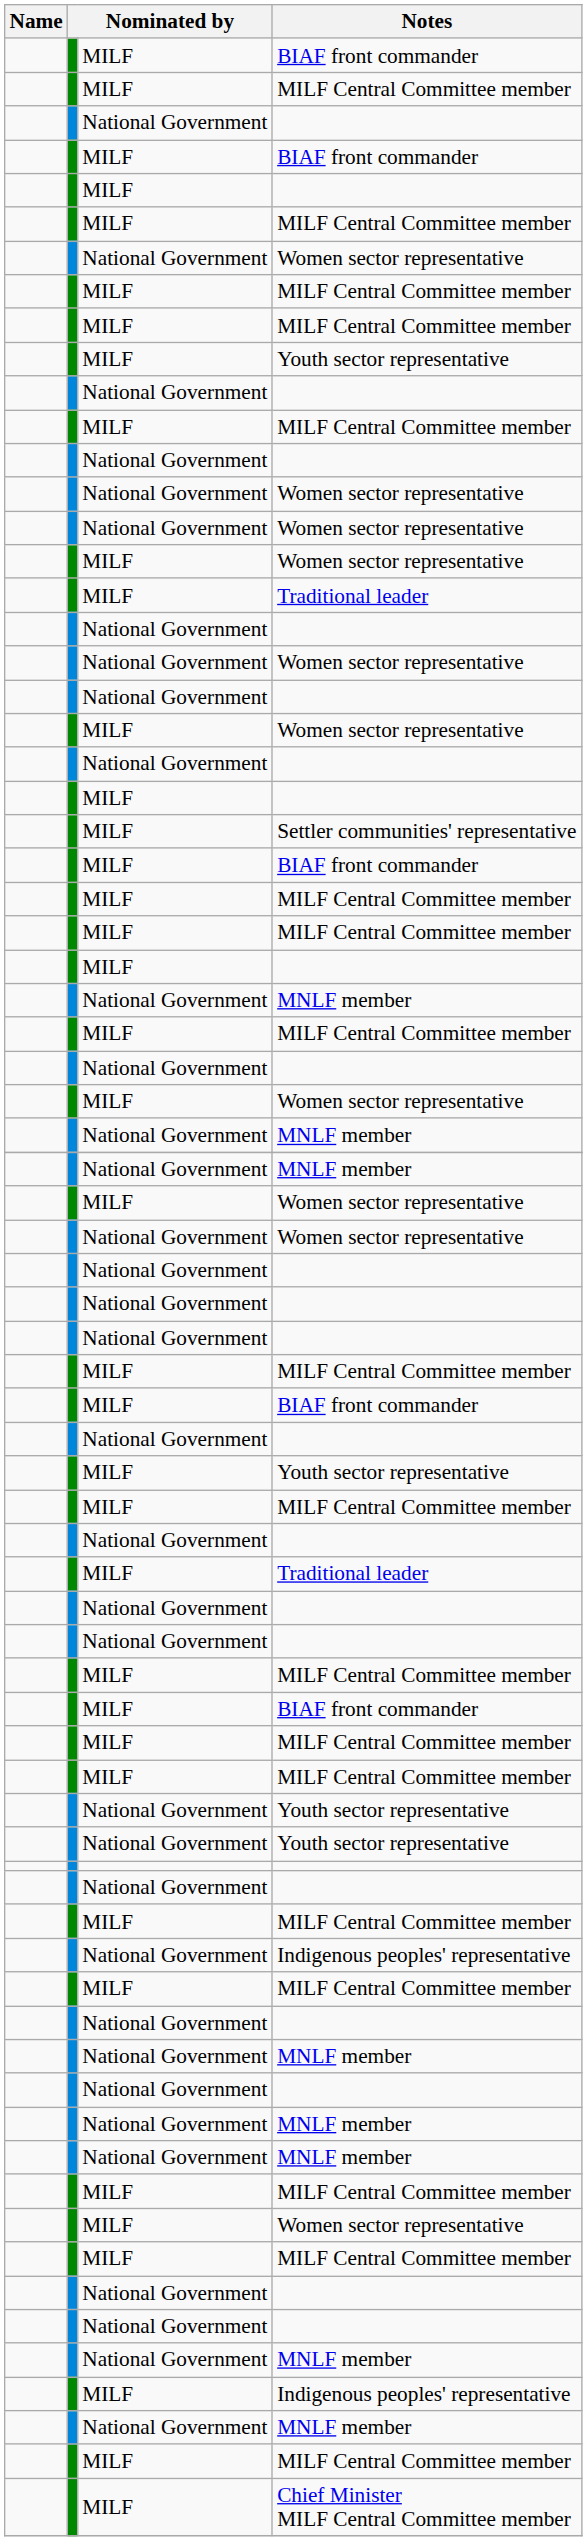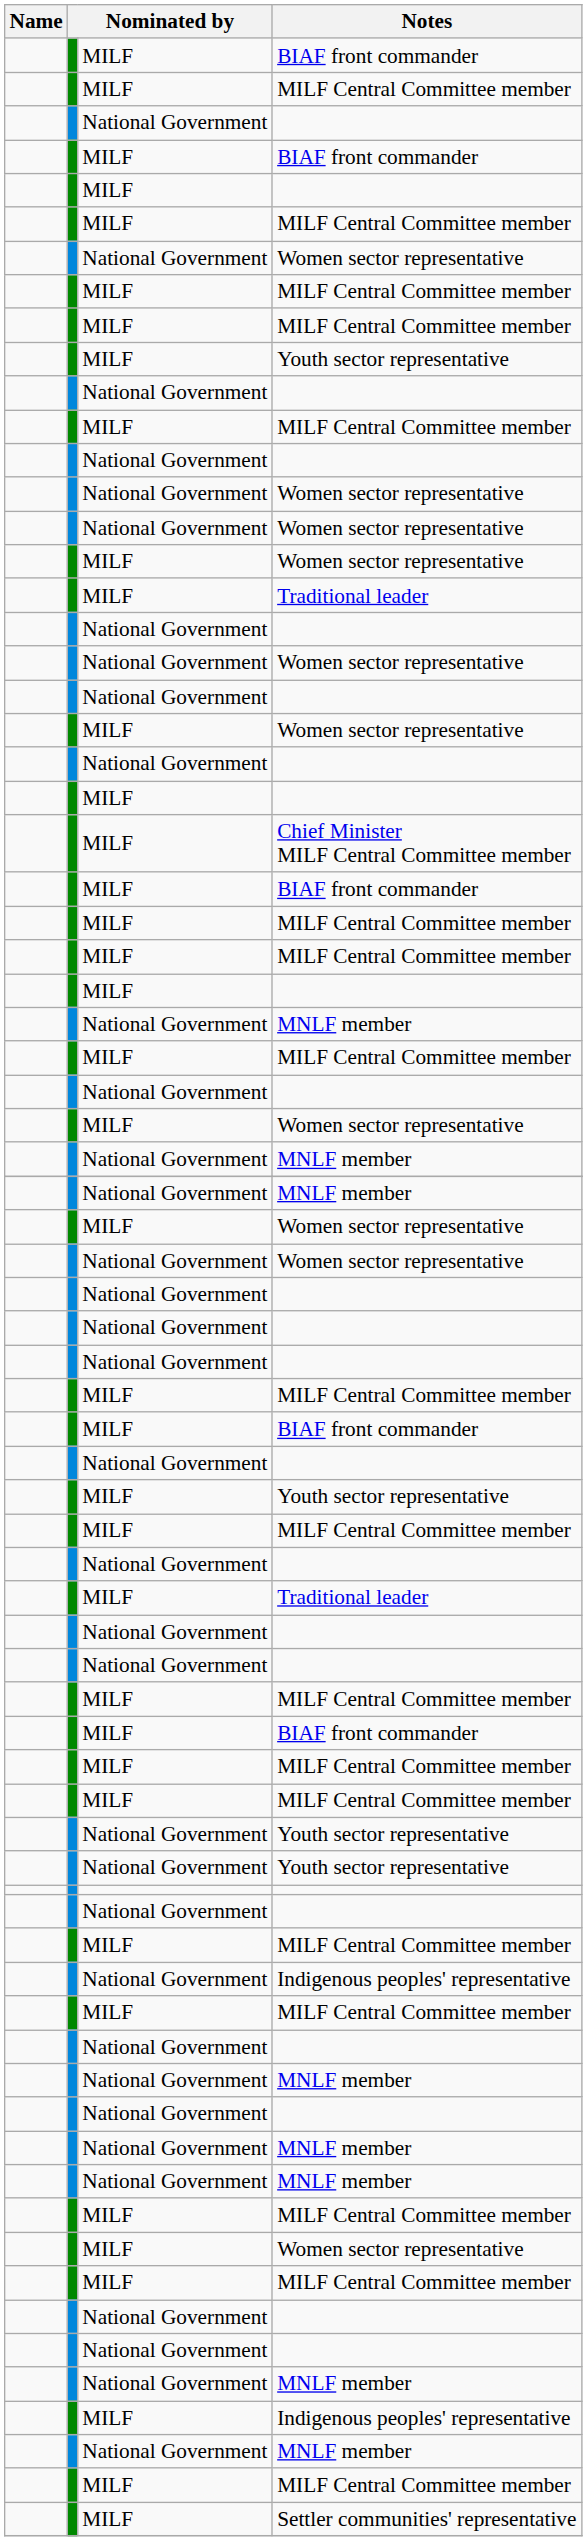rows swapped: (108, 2506) <-> (108, 831)
